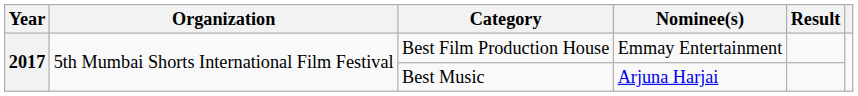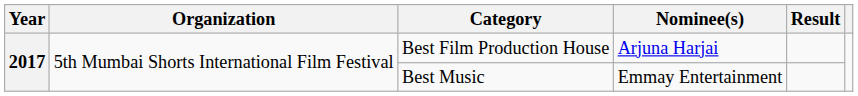(700, 47) Emmay Entertainment -> (668, 47) Arjuna Harjai
(668, 76) Arjuna Harjai -> (700, 76) Emmay Entertainment
